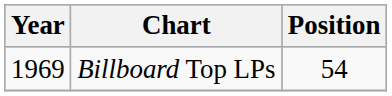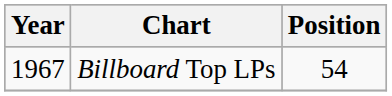(38, 68) 1969 -> (38, 68) 1967
